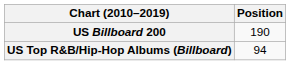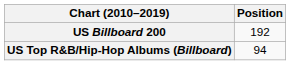(260, 32) 190 -> (260, 32) 192
